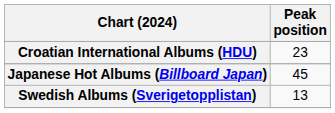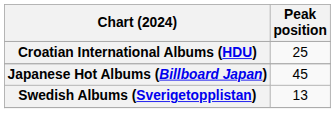(300, 52) 23 -> (300, 52) 25
